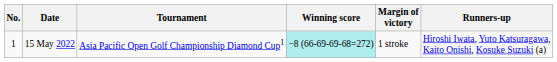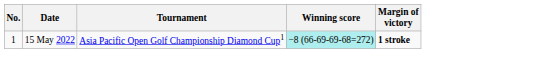- column: (487, 18)
(393, 44) normal -> (394, 40) bold
